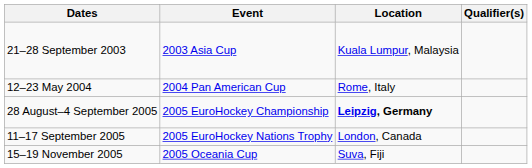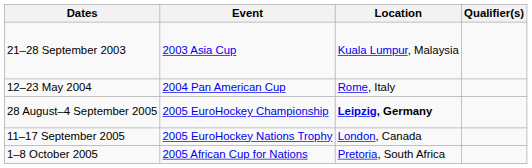+ row: (52, 154)
- row: (65, 154)
